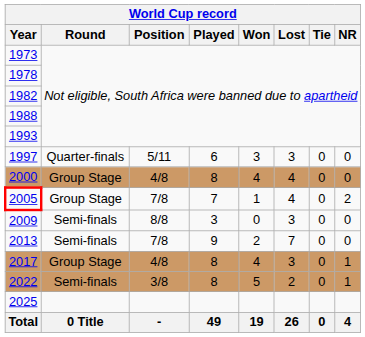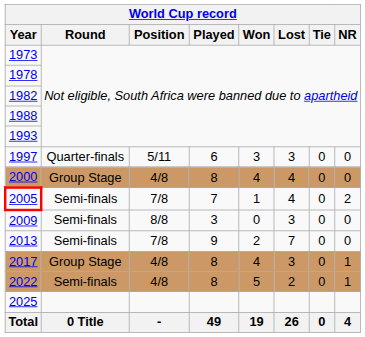(86, 198) Group Stage -> (86, 198) Semi-finals
(159, 281) 3/8 -> (159, 281) 4/8
